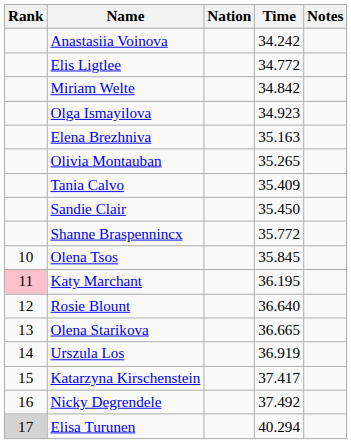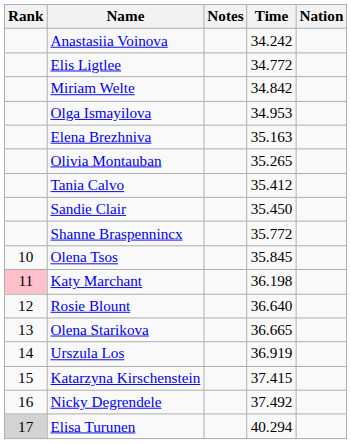columns swapped: (229, 16) <-> (325, 16)
(279, 112) 34.923 -> (272, 112) 34.953
(279, 185) 35.409 -> (272, 185) 35.412
(279, 281) 36.195 -> (272, 281) 36.198
(279, 378) 37.417 -> (272, 378) 37.415
